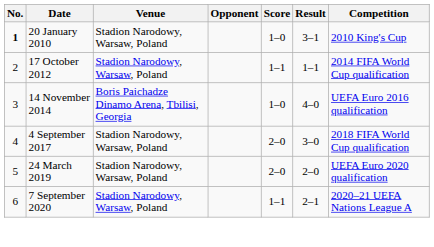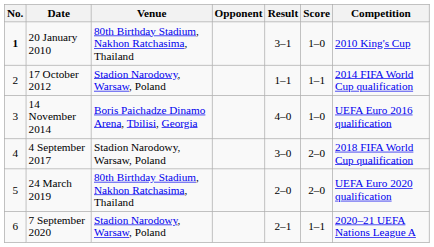columns swapped: (277, 13) <-> (311, 13)
(139, 37) Stadion Narodowy, Warsaw, Poland -> (146, 43) 80th Birthday Stadium, Nakhon Ratchasima, Thailand
(139, 171) Stadion Narodowy, Warsaw, Poland -> (146, 190) 80th Birthday Stadium, Nakhon Ratchasima, Thailand
